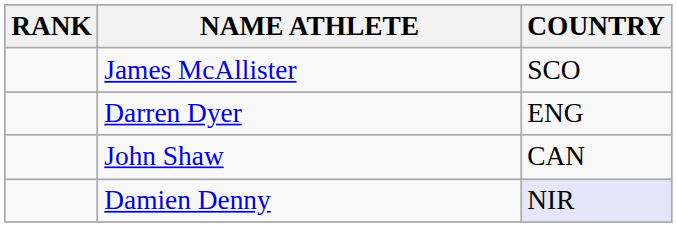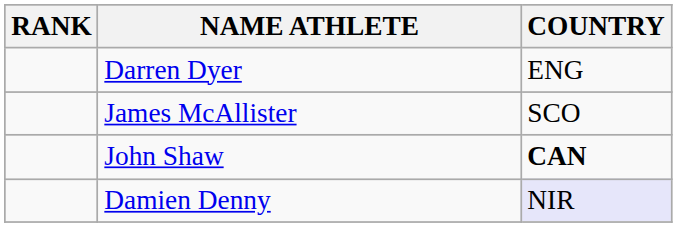rows swapped: (173, 112) <-> (200, 69)
(556, 156) normal -> (557, 156) bold
